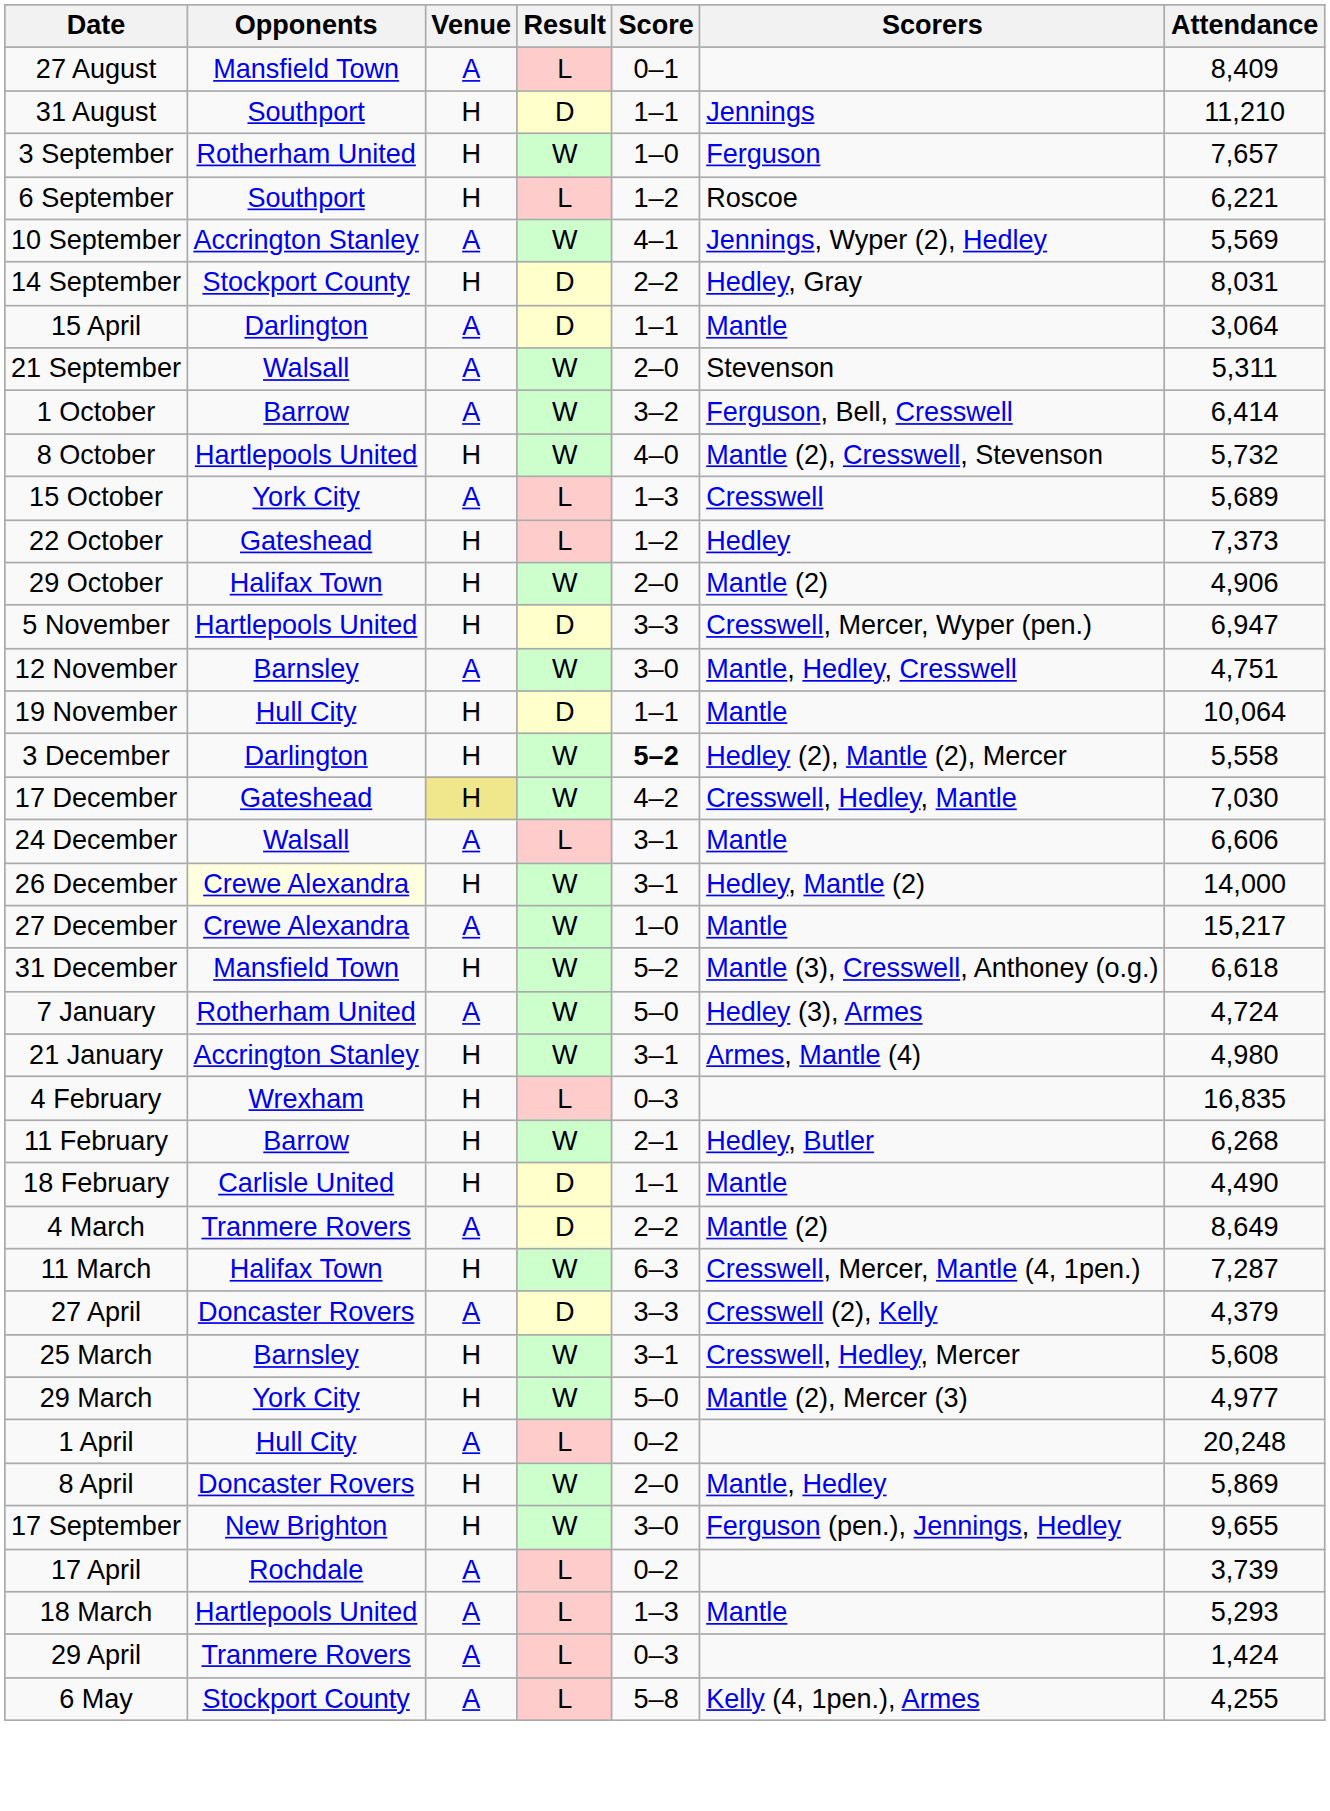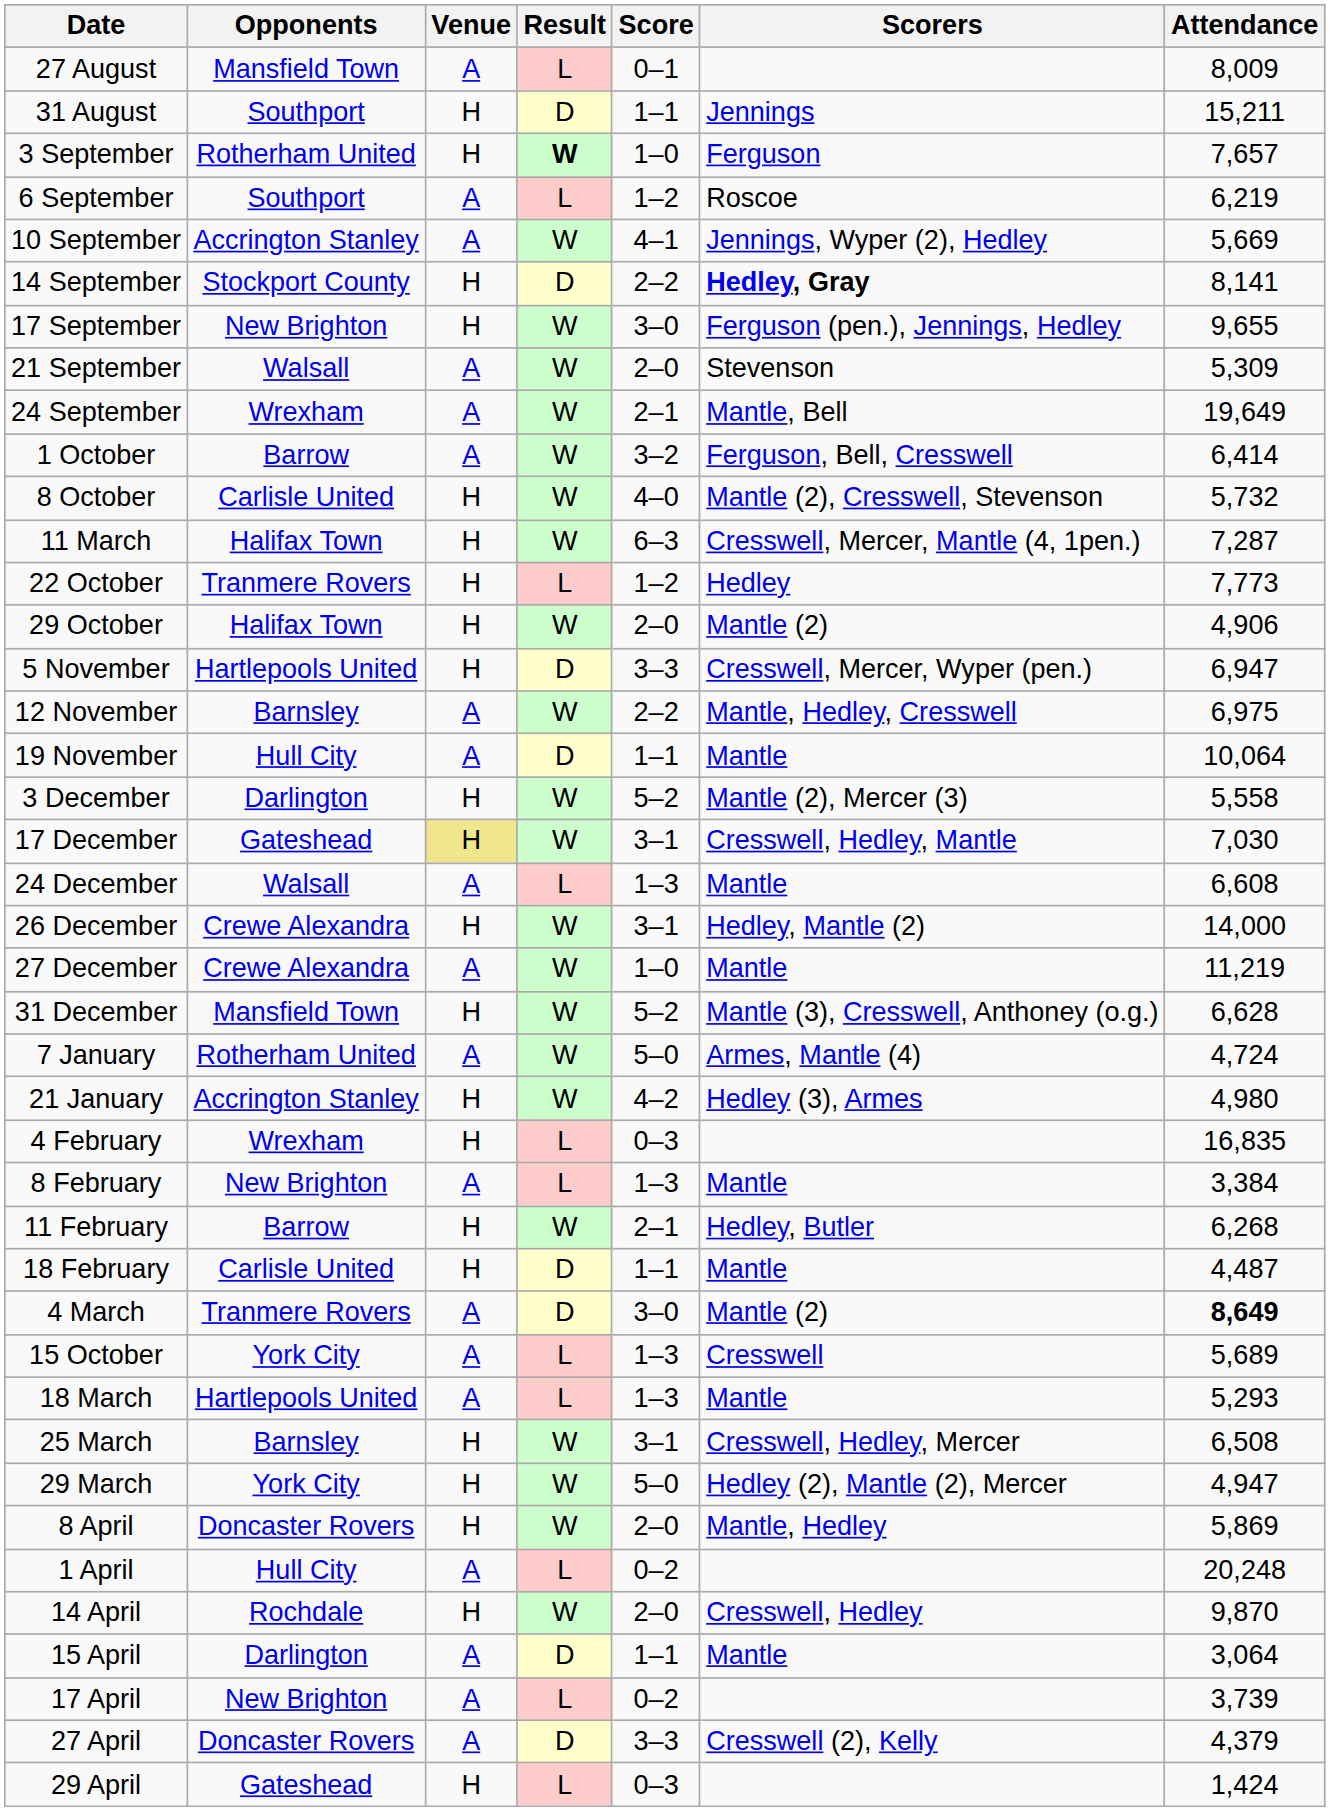(1245, 68) 8,409 -> (1245, 68) 8,009
(1245, 111) 11,210 -> (1245, 111) 15,211
(565, 154) normal -> (565, 154) bold
(471, 197) H -> (471, 197) A
(1245, 197) 6,221 -> (1245, 197) 6,219
(1245, 240) 5,569 -> (1245, 240) 5,669
(784, 283) normal -> (788, 283) bold
(1245, 283) 8,031 -> (1245, 283) 8,141
rows swapped: (96, 1526) <-> (96, 326)
(1245, 369) 5,311 -> (1245, 369) 5,309
+ row: (96, 411)
(306, 454) Hartlepools United -> (306, 497) Carlisle United
rows swapped: (96, 497) <-> (96, 1269)
(306, 540) Gateshead -> (306, 583) Tranmere Rovers
(1245, 540) 7,373 -> (1245, 583) 7,773
(656, 669) 3–0 -> (656, 712) 2–2
(1245, 669) 4,751 -> (1245, 712) 6,975
(471, 712) H -> (471, 754) A
(656, 754) bold -> (656, 797) normal
(887, 754) Hedley (2), Mantle (2), Mercer -> (837, 797) Mantle (2), Mercer (3)
(656, 797) 4–2 -> (656, 840) 3–1
(656, 840) 3–1 -> (656, 883) 1–3
(1245, 840) 6,606 -> (1245, 883) 6,608
(306, 883) lightyellow background -> (306, 926) no background
(1245, 926) 15,217 -> (1245, 969) 11,219
(1245, 969) 6,618 -> (1245, 1012) 6,628
(814, 1012) Hedley (3), Armes -> (814, 1055) Armes, Mantle (4)
(656, 1055) 3–1 -> (656, 1098) 4–2
(814, 1055) Armes, Mantle (4) -> (814, 1098) Hedley (3), Armes
+ row: (96, 1183)
(1245, 1183) 4,490 -> (1245, 1269) 4,487
(656, 1226) 2–2 -> (656, 1312) 3–0
(1245, 1226) normal -> (1245, 1312) bold
rows swapped: (96, 1612) <-> (96, 1312)
(1245, 1355) 5,608 -> (1245, 1441) 6,508
(837, 1398) Mantle (2), Mercer (3) -> (887, 1483) Hedley (2), Mantle (2), Mercer
(1245, 1398) 4,977 -> (1245, 1483) 4,947
rows swapped: (96, 1441) <-> (96, 1483)
+ row: (96, 1612)
(306, 1569) Rochdale -> (306, 1698) New Brighton
(306, 1655) Tranmere Rovers -> (306, 1784) Gateshead
(471, 1655) A -> (471, 1784) H
- row: (96, 1698)
